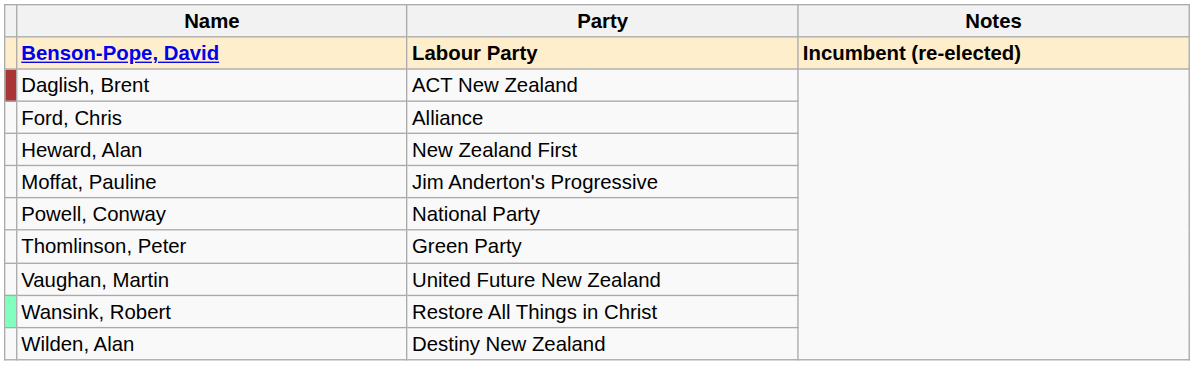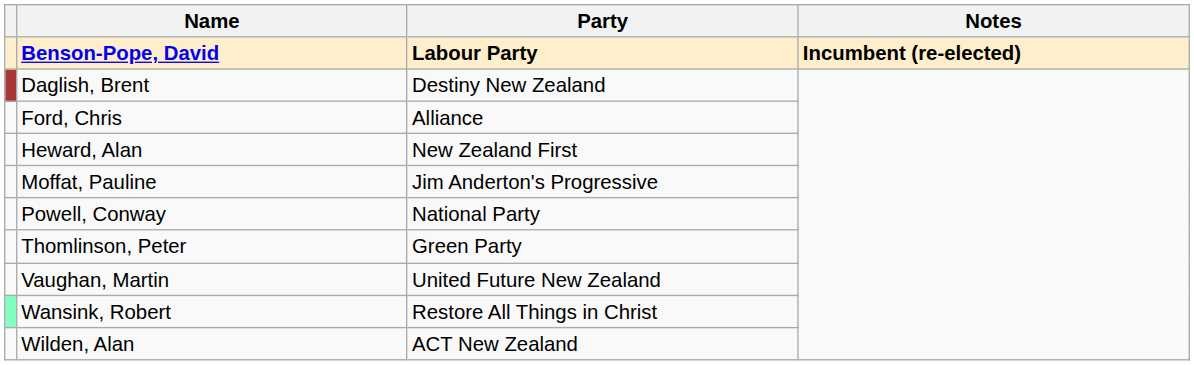(495, 85) ACT New Zealand -> (509, 85) Destiny New Zealand
(509, 343) Destiny New Zealand -> (495, 343) ACT New Zealand
